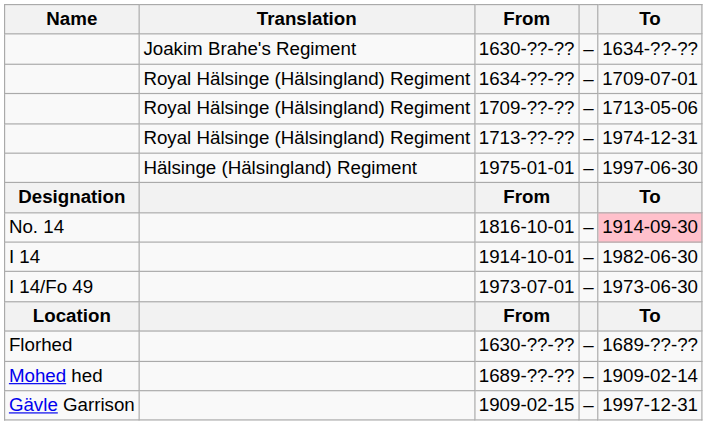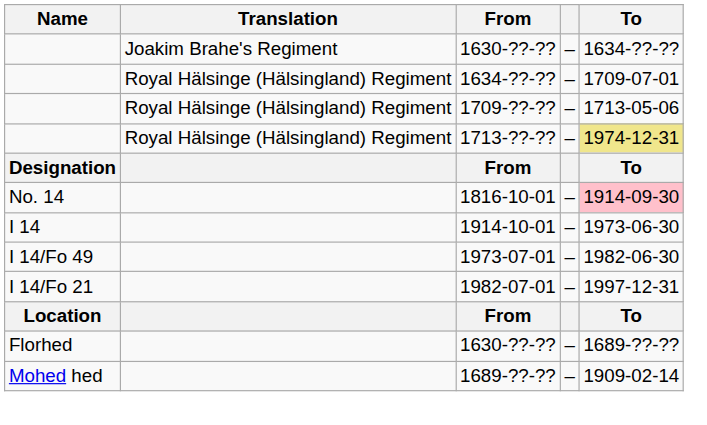(650, 138) no background -> (631, 138) khaki background
- row: (72, 168)
(650, 256) 1982-06-30 -> (631, 227) 1973-06-30
(650, 286) 1973-06-30 -> (631, 256) 1982-06-30
+ row: (51, 286)
- row: (72, 405)
